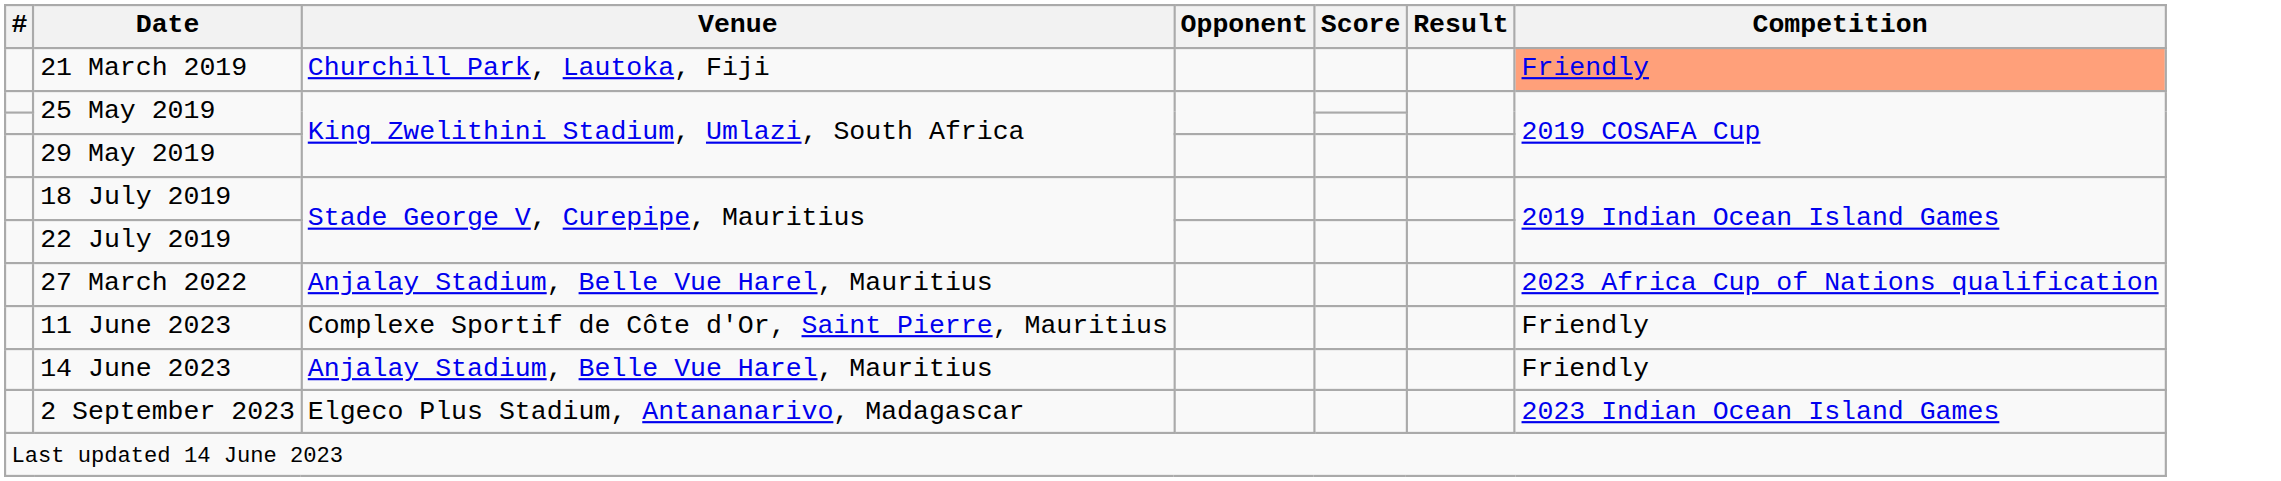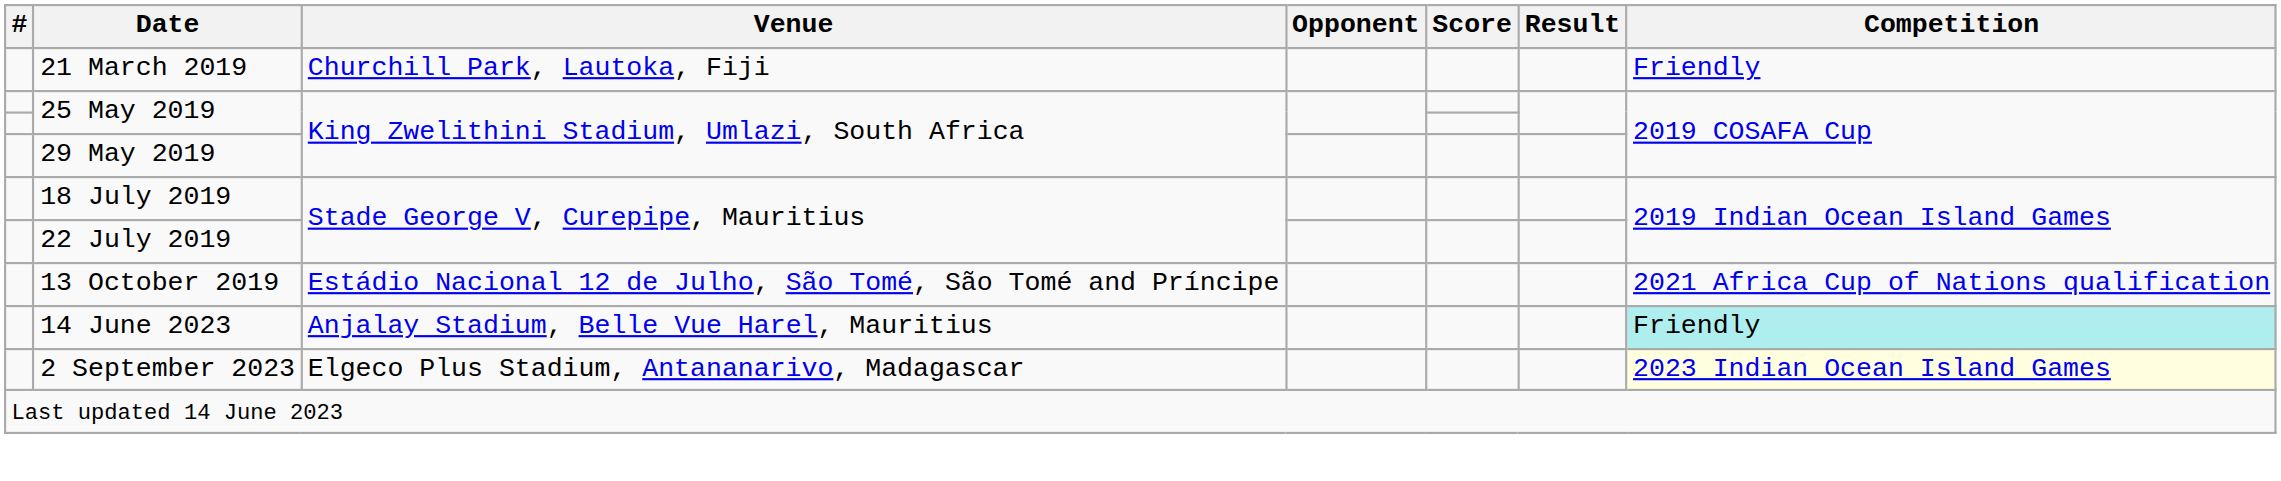(1585, 70) lightsalmon background -> (1697, 70) no background
+ row: (160, 284)
- row: (144, 284)
- row: (136, 327)
(1585, 370) no background -> (1697, 327) paleturquoise background
(1760, 413) no background -> (1872, 370) lightyellow background
